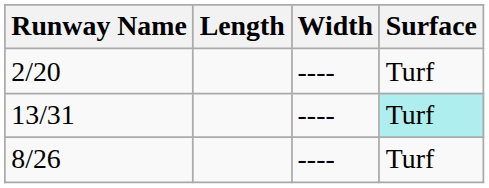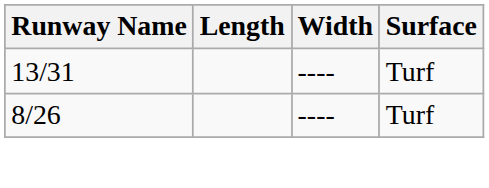- row: (36, 70)
(410, 114) paleturquoise background -> (410, 70) no background
